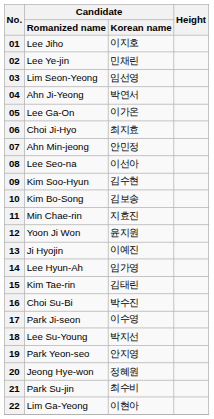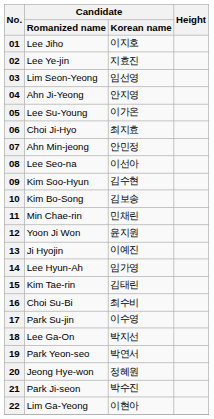(125, 61) 민채린 -> (125, 61) 지효진
(125, 95) 박연서 -> (125, 95) 안지영
(51, 113) Lee Ga-On -> (57, 113) Lee Su-Young
(125, 216) 지효진 -> (125, 216) 민채린
(125, 302) 박수진 -> (125, 302) 최수비
(53, 320) Park Ji-seon -> (50, 320) Park Su-jin
(57, 337) Lee Su-Young -> (51, 337) Lee Ga-On
(125, 354) 안지영 -> (125, 354) 박연서
(50, 389) Park Su-jin -> (53, 389) Park Ji-seon
(125, 389) 최수비 -> (125, 389) 박수진
